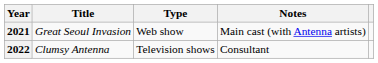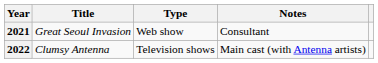(293, 31) Main cast (with Antenna artists) -> (245, 31) Consultant
(245, 49) Consultant -> (293, 49) Main cast (with Antenna artists)
